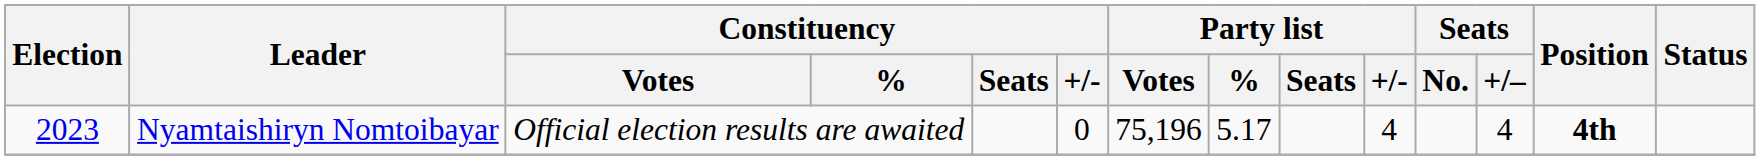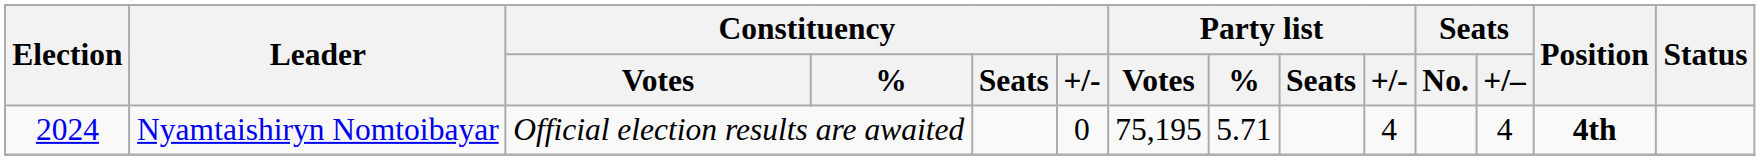(67, 129) 2023 -> (67, 129) 2024
(1158, 129) 75,196 -> (1158, 129) 75,195
(1244, 129) 5.17 -> (1244, 129) 5.71
